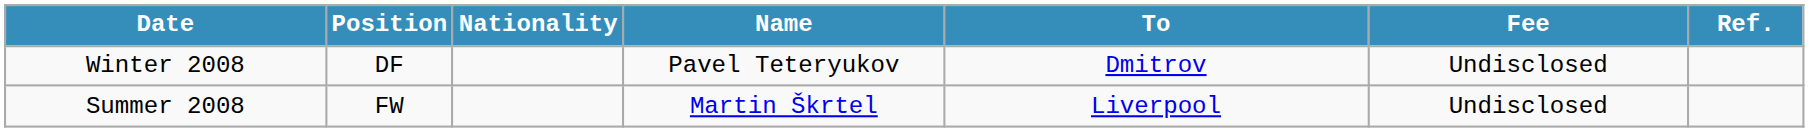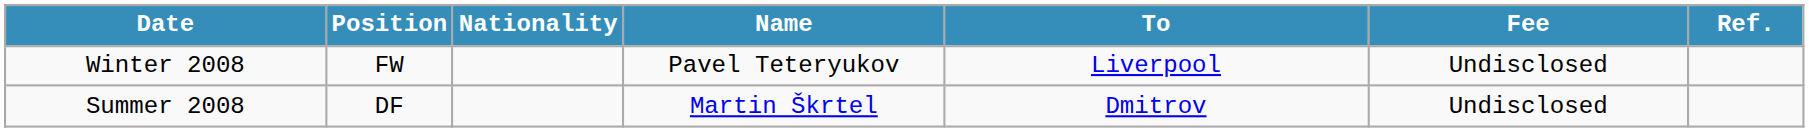(389, 65) DF -> (389, 65) FW
(1156, 65) Dmitrov -> (1156, 65) Liverpool
(389, 106) FW -> (389, 106) DF
(1156, 106) Liverpool -> (1156, 106) Dmitrov
